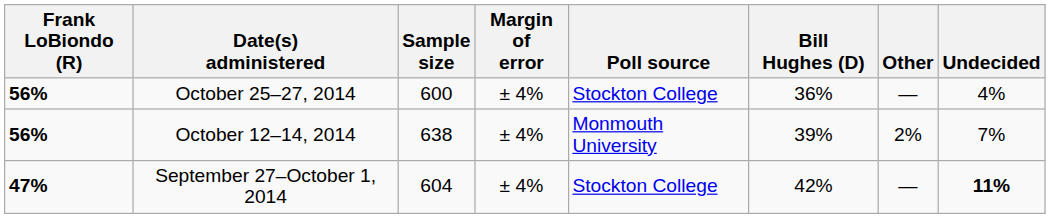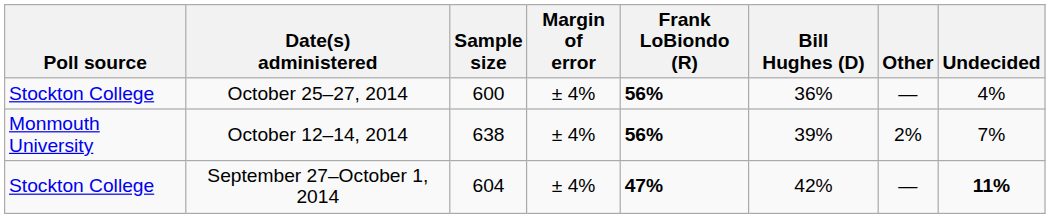columns swapped: (659, 62) <-> (69, 41)
